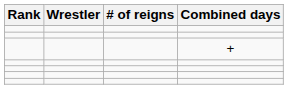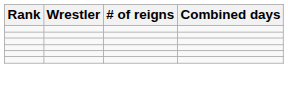- row: (24, 49)
